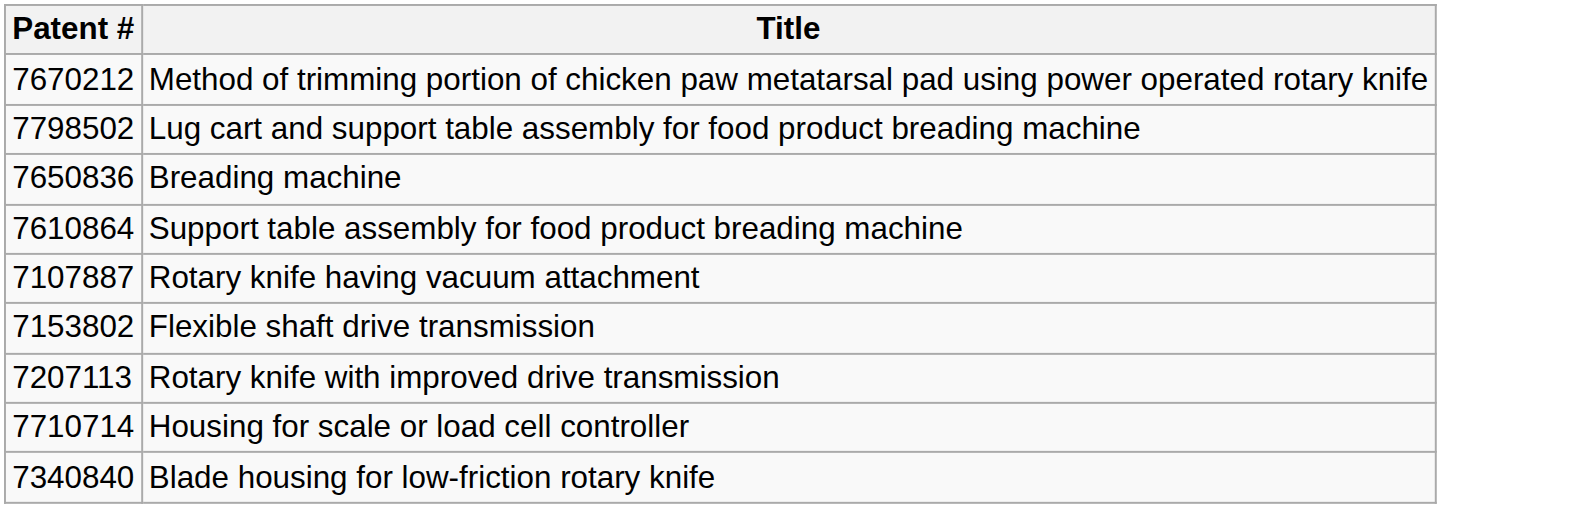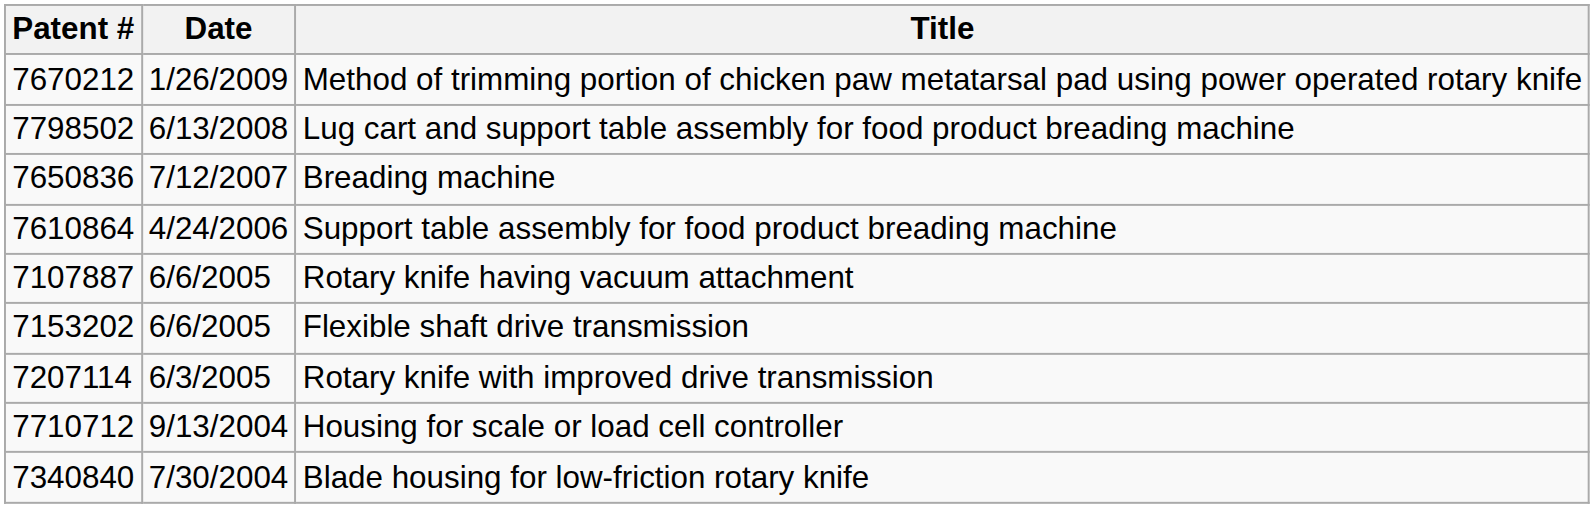+ column: (219, 29)
(73, 327) 7153802 -> (73, 327) 7153202
(72, 377) 7207113 -> (72, 377) 7207114
(73, 427) 7710714 -> (73, 427) 7710712
